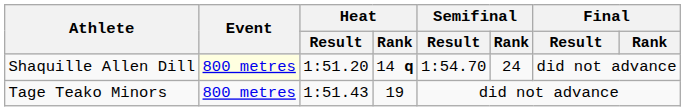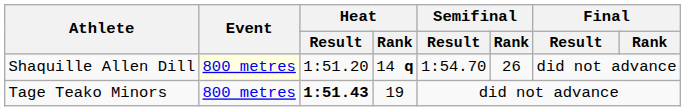(511, 67) 24 -> (511, 67) 26
(336, 93) normal -> (336, 93) bold
